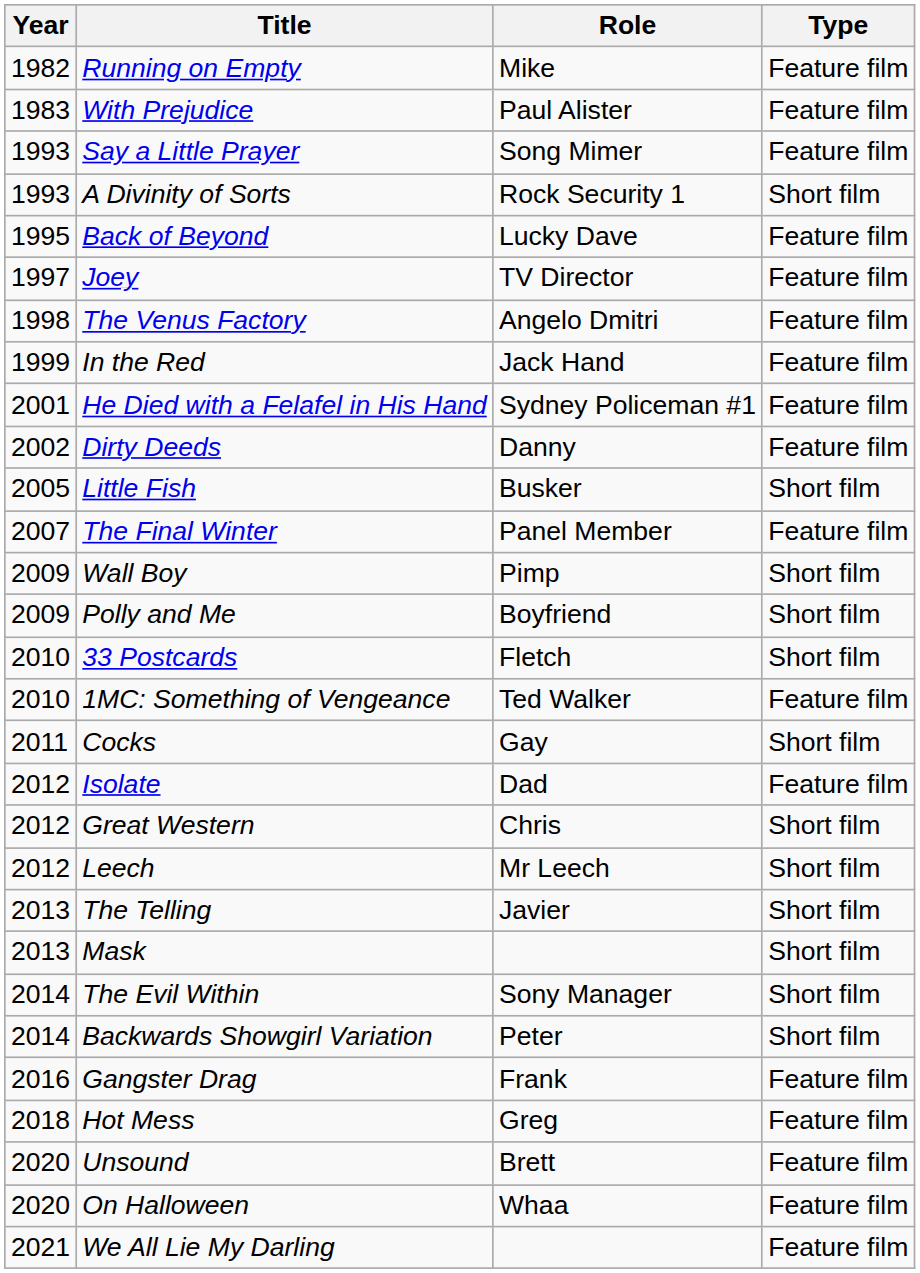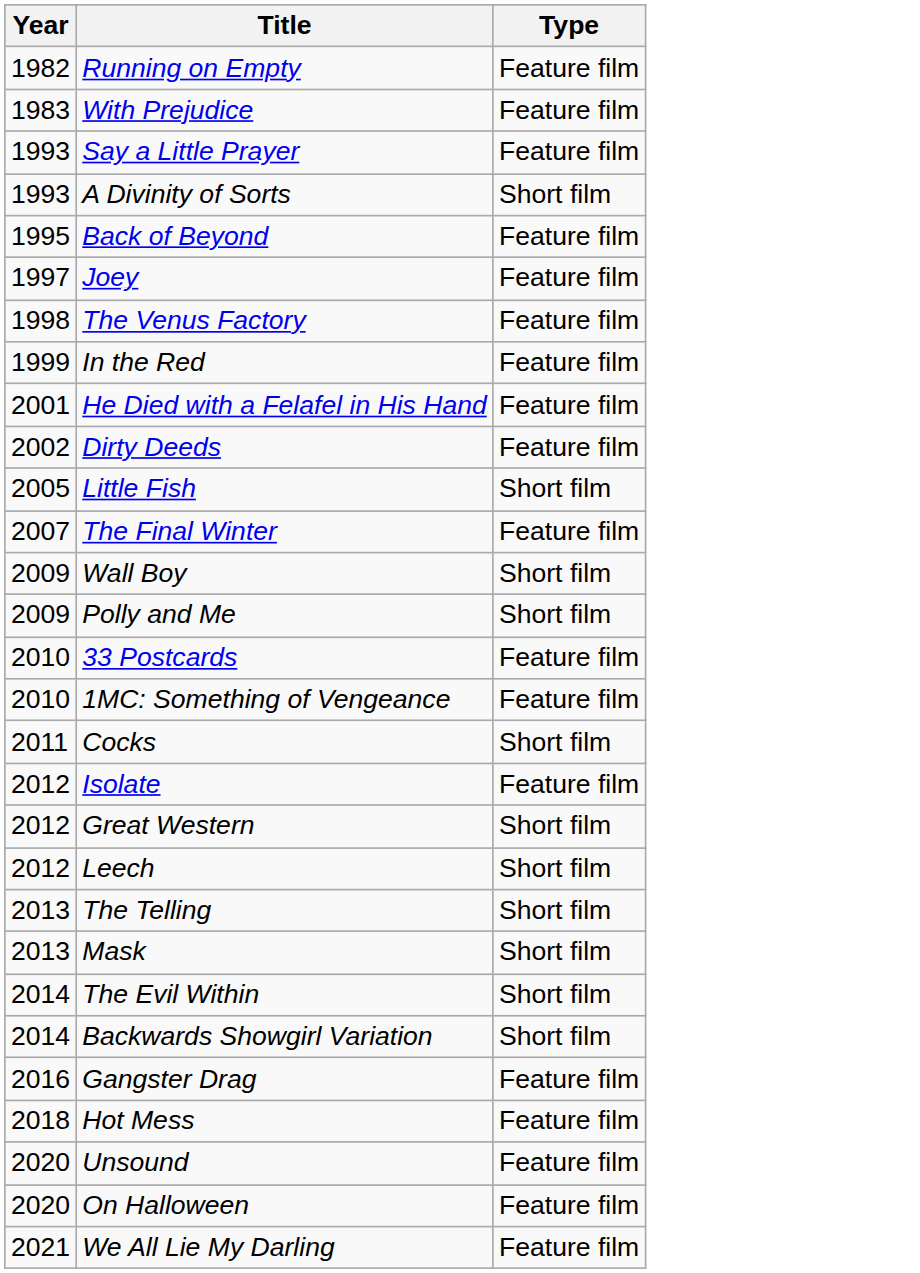- column: (627, 25)
(824, 657) Short film -> (569, 657) Feature film
